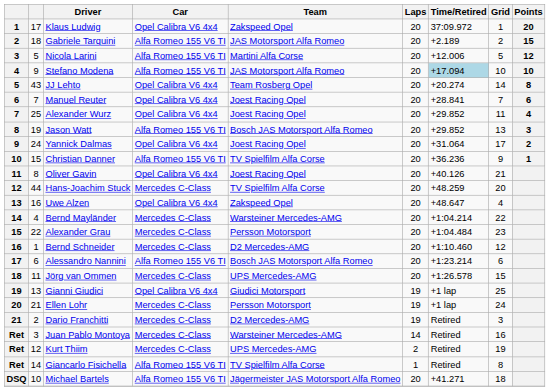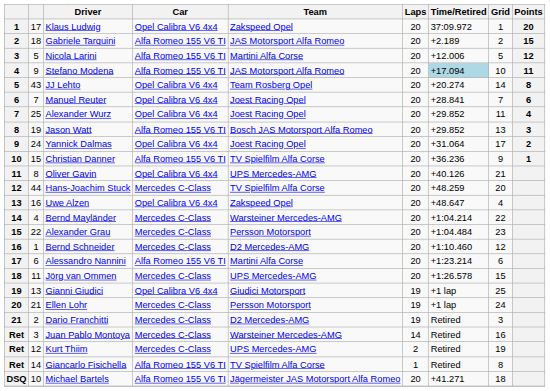(528, 71) 10 -> (528, 71) 11
(268, 173) Joest Racing Opel -> (273, 173) UPS Mercedes-AMG
(301, 261) Bosch JAS Motorsport Alfa Romeo -> (267, 261) Martini Alfa Corse
